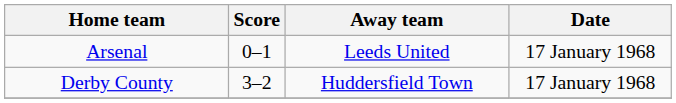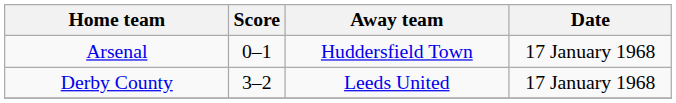(397, 51) Leeds United -> (397, 51) Huddersfield Town
(397, 82) Huddersfield Town -> (397, 82) Leeds United
